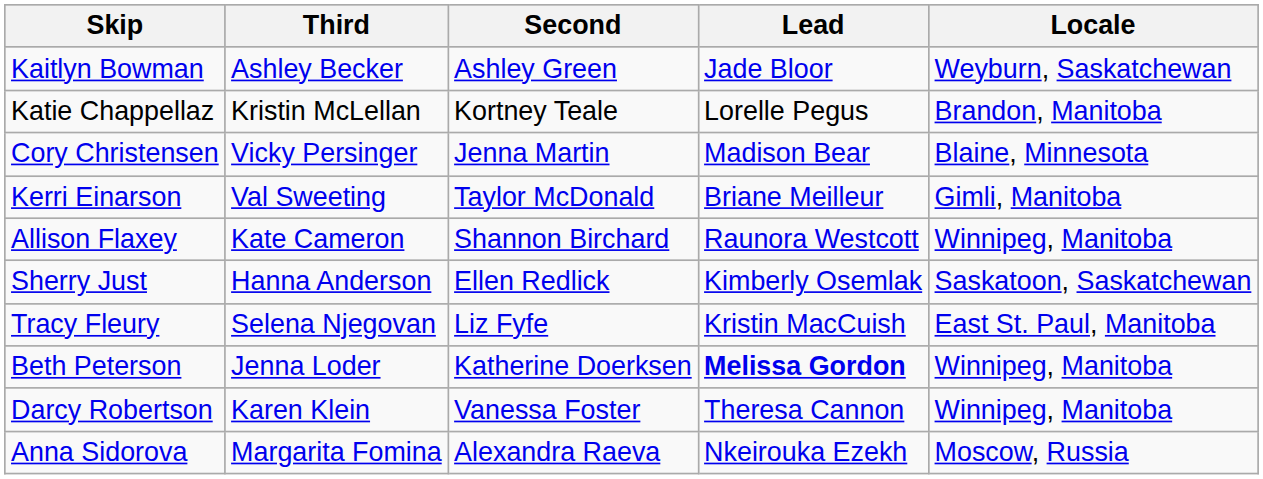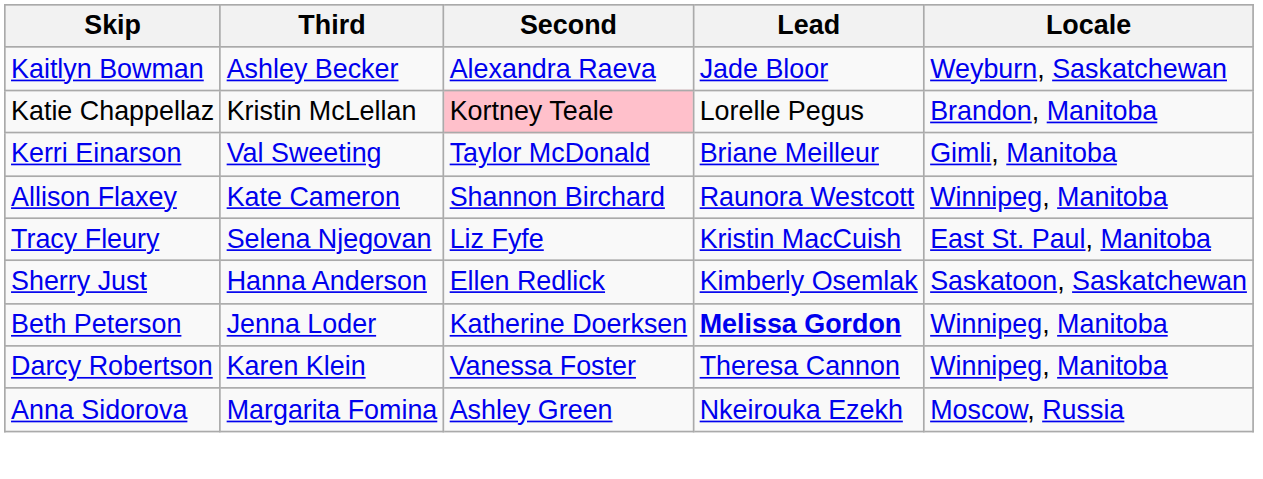(536, 68) Ashley Green -> (553, 68) Alexandra Raeva
(536, 111) no background -> (532, 111) pink background
- row: (115, 153)
rows swapped: (85, 324) <-> (79, 281)
(557, 452) Alexandra Raeva -> (531, 409) Ashley Green
